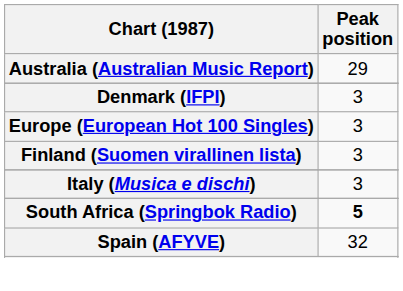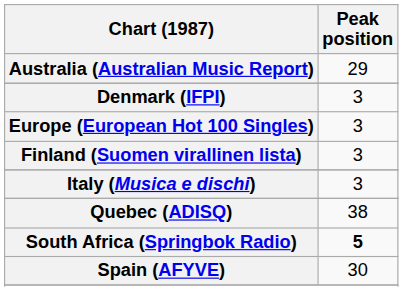+ row: (161, 213)
(358, 241) 32 -> (358, 270) 30
